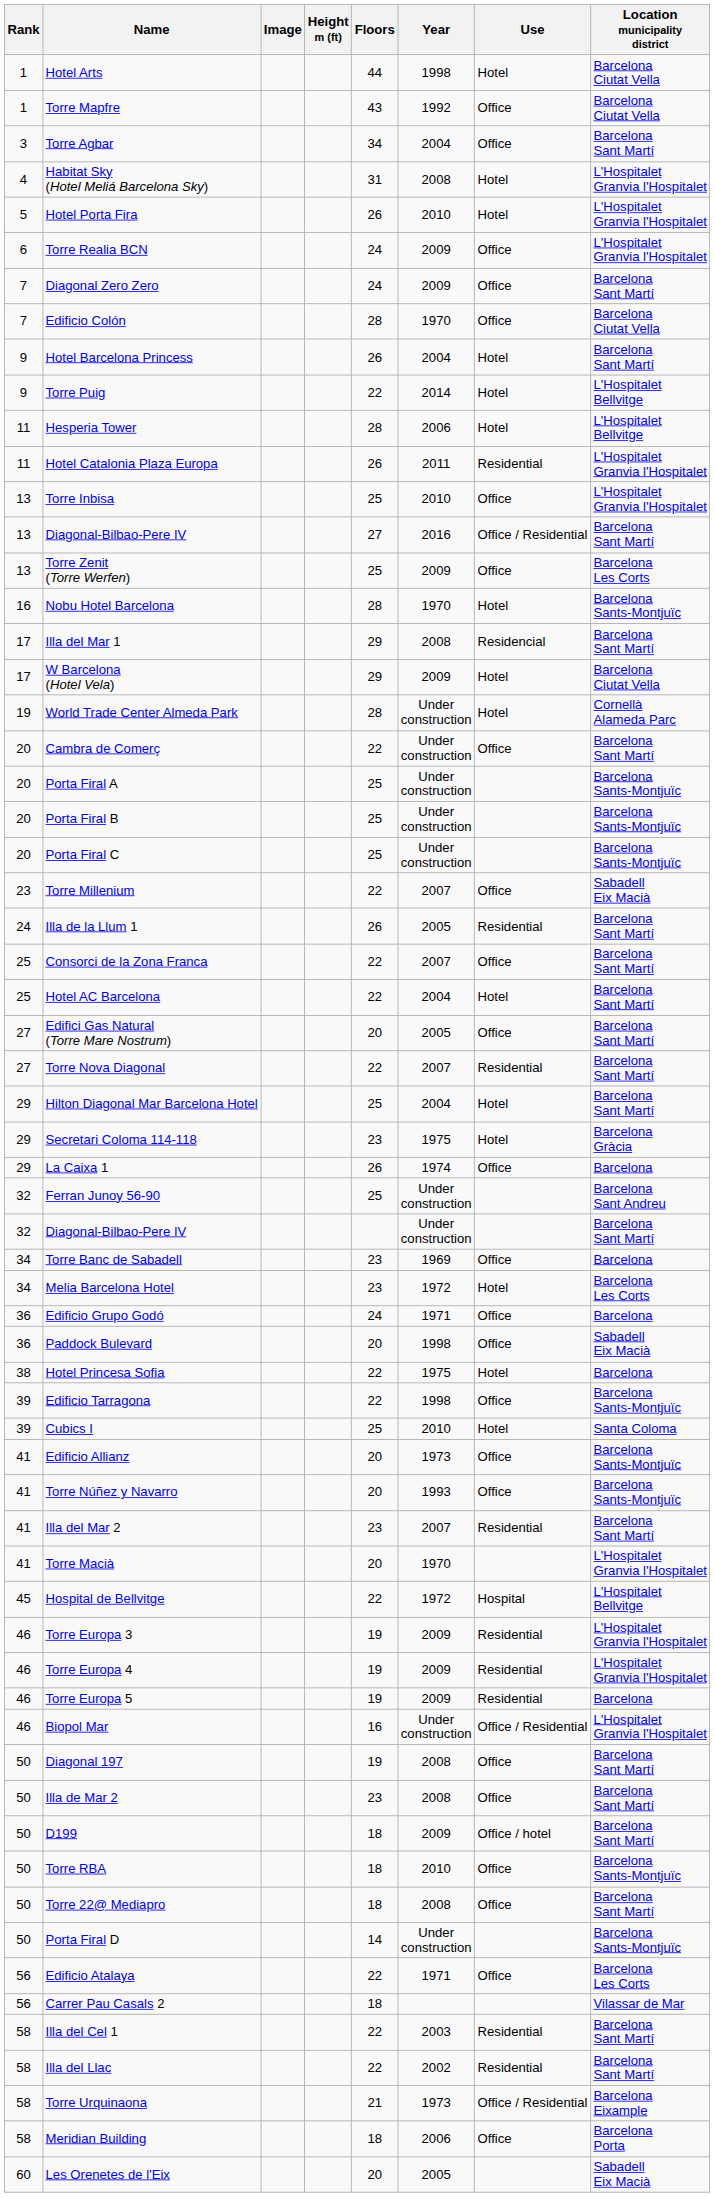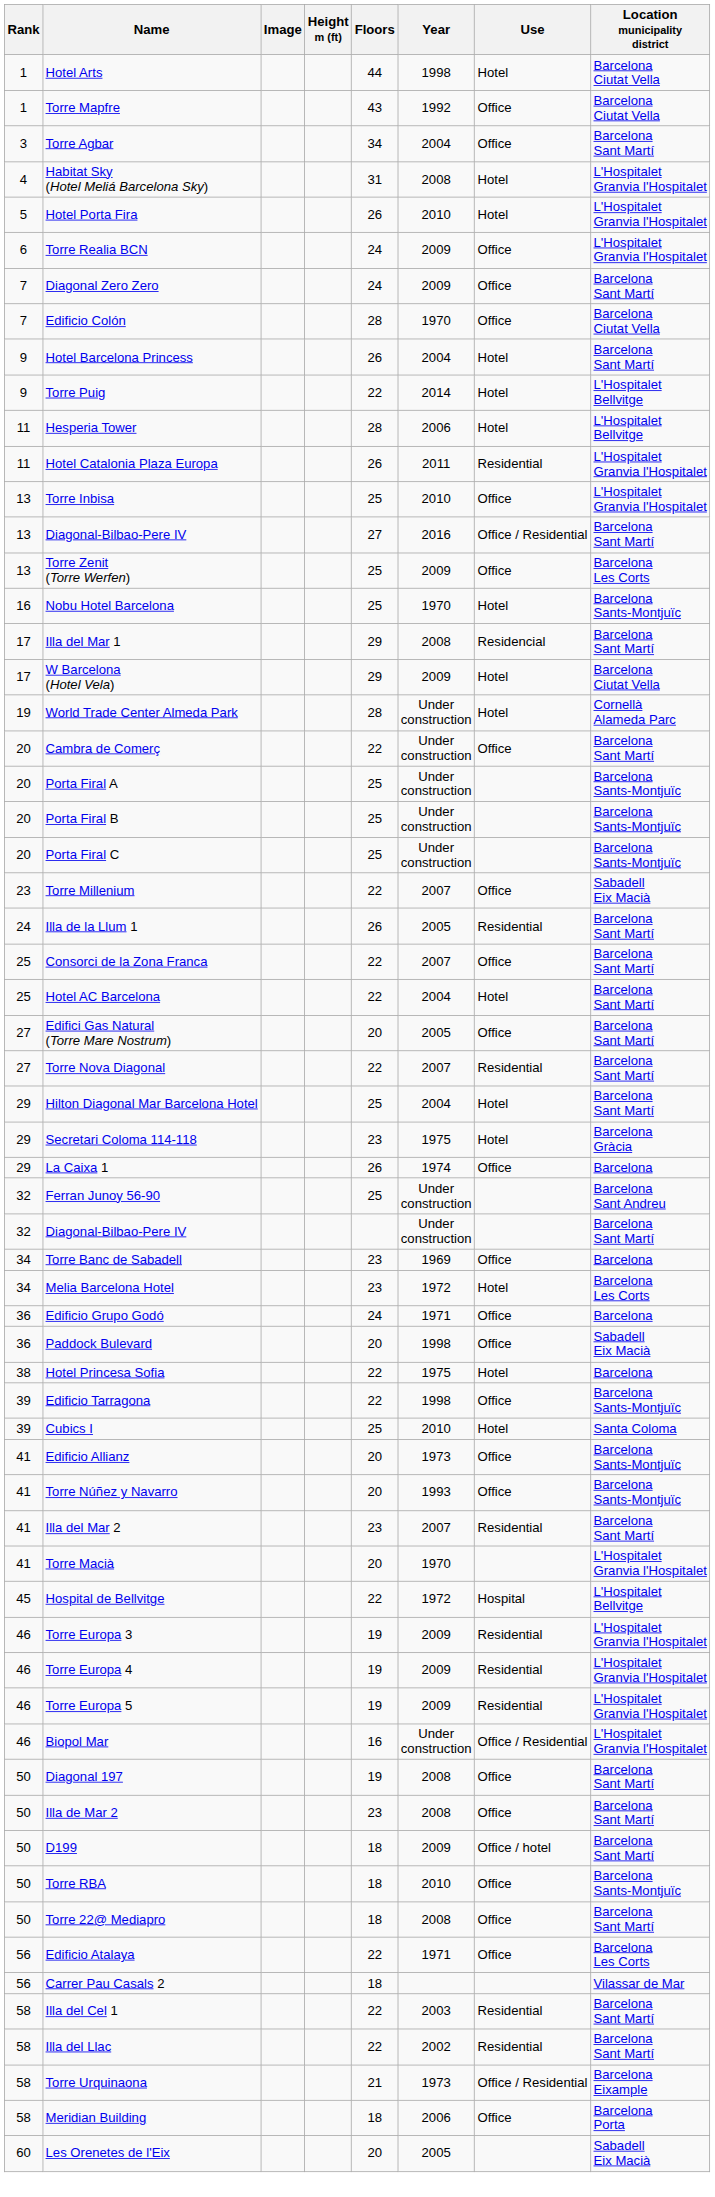(375, 606) 28 -> (375, 606) 25
(623, 1698) Barcelona -> (650, 1706) L'Hospitalet Granvia l'Hospitalet
- row: (23, 1940)
